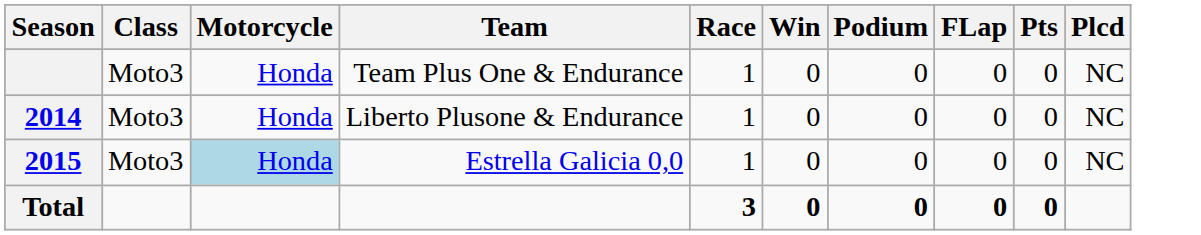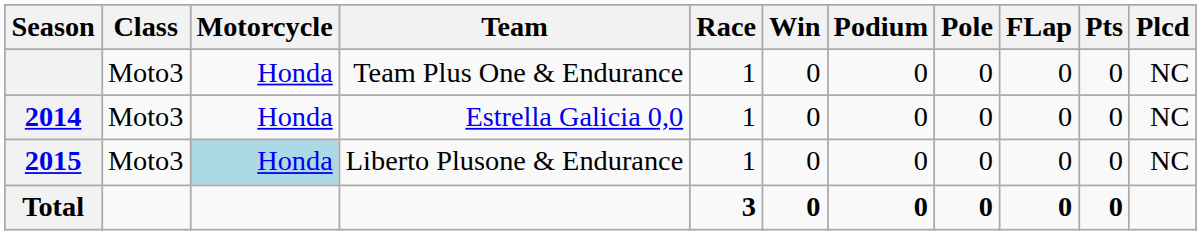+ column: (967, 26)
(515, 116) Liberto Plusone & Endurance -> (574, 116) Estrella Galicia 0,0
(574, 161) Estrella Galicia 0,0 -> (515, 161) Liberto Plusone & Endurance
